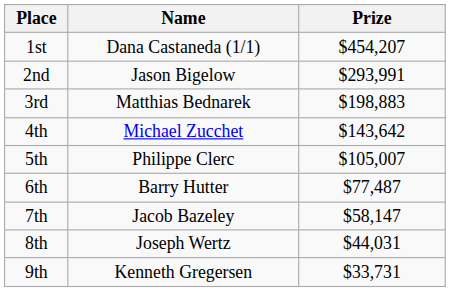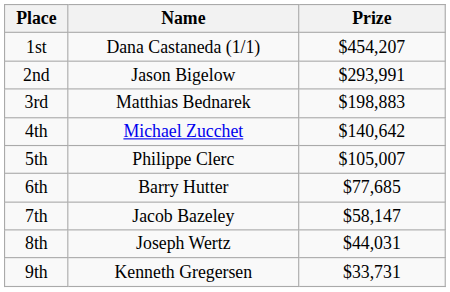(372, 131) $143,642 -> (372, 131) $140,642
(372, 187) $77,487 -> (372, 187) $77,685
